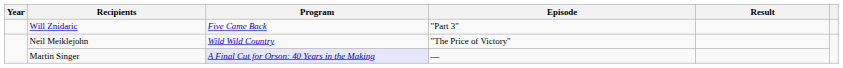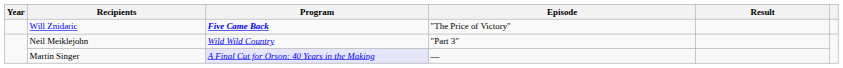(237, 26) normal -> (238, 26) bold
(445, 26) "Part 3" -> (471, 26) "The Price of Victory"
(471, 41) "The Price of Victory" -> (445, 41) "Part 3"
